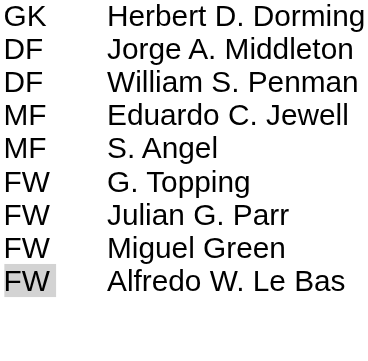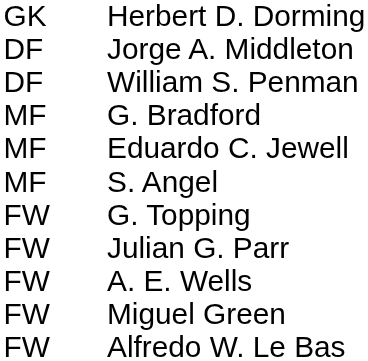+ row: (184, 115)
+ row: (180, 281)
(27, 281) lightgrey background -> (27, 347) no background
